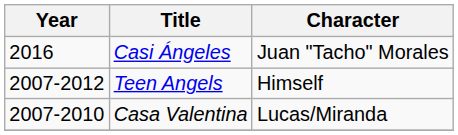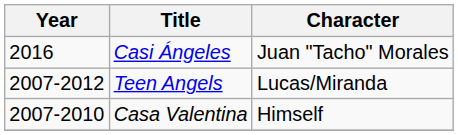(290, 84) Himself -> (322, 84) Lucas/Miranda
(322, 115) Lucas/Miranda -> (290, 115) Himself
